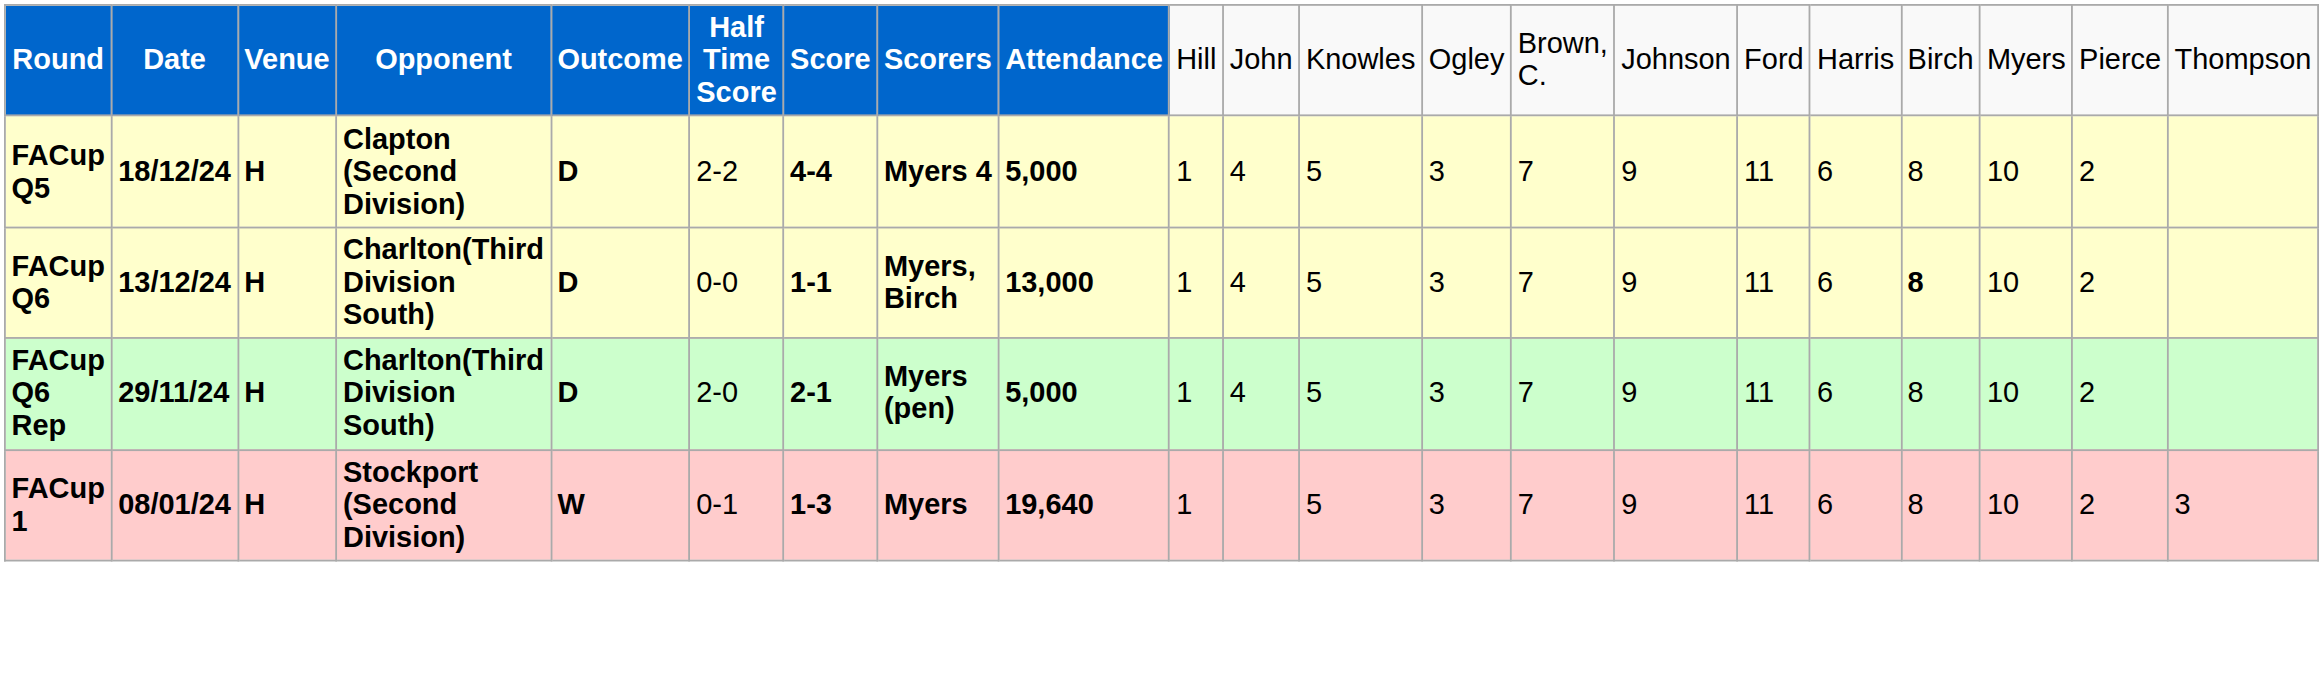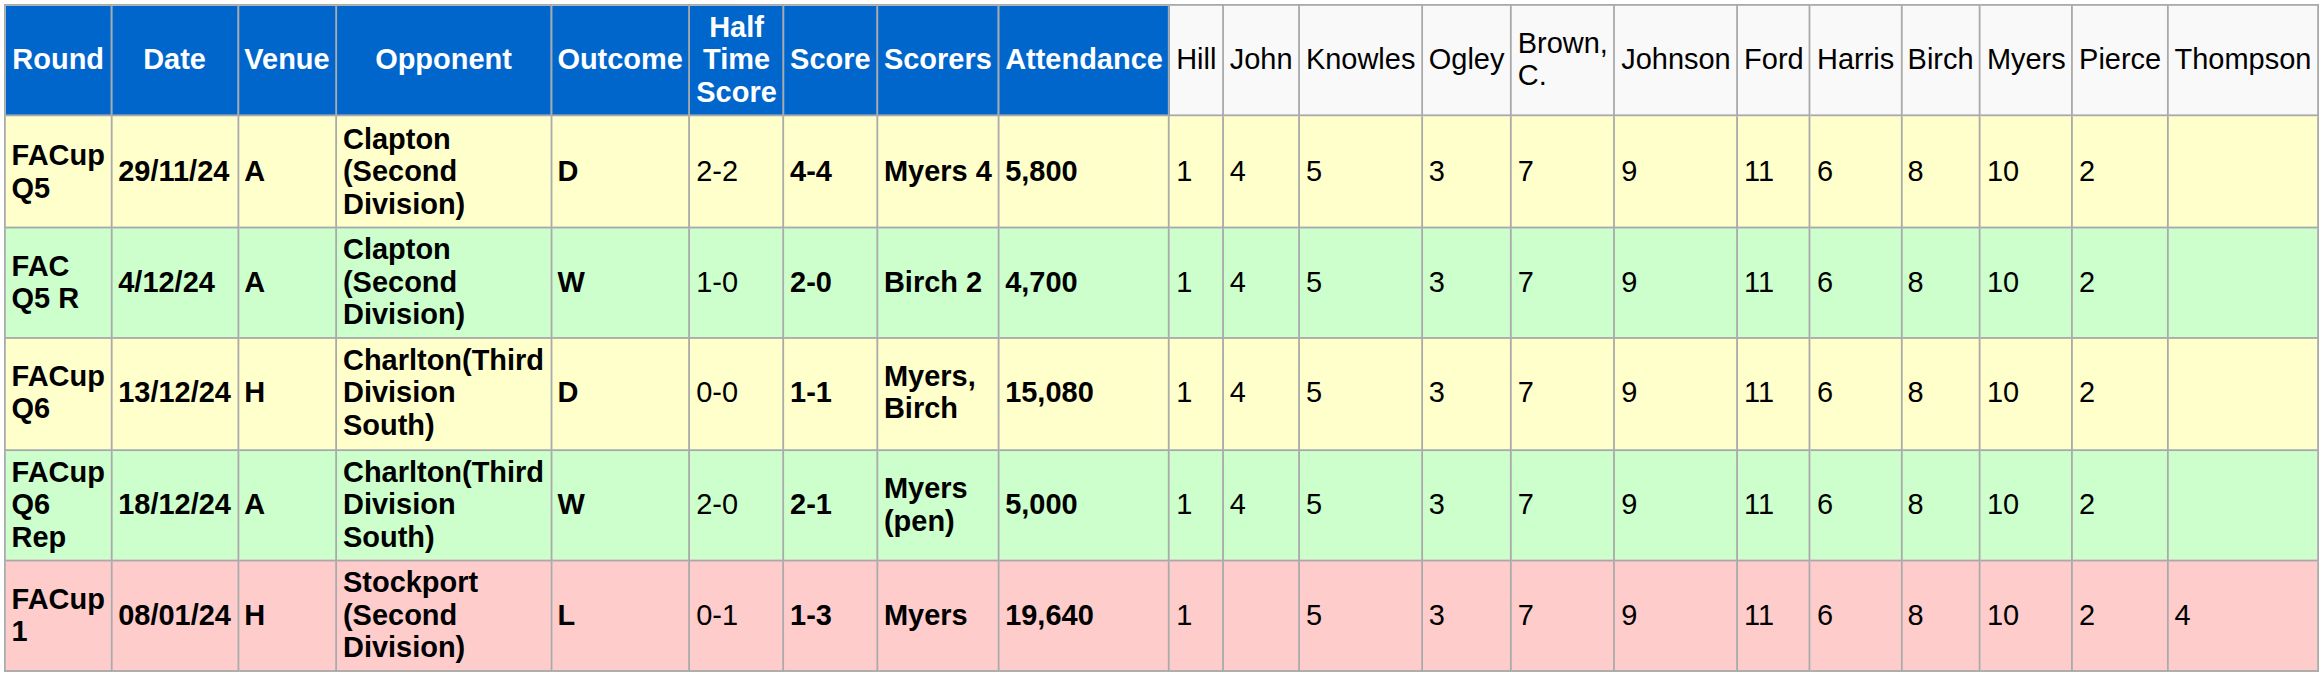(175, 171) 18/12/24 -> (174, 171) 29/11/24
(255, 171) H -> (255, 171) A
(1041, 171) 5,000 -> (1041, 171) 5,800
+ row: (45, 282)
(1049, 282) 13,000 -> (1049, 393) 15,080
(1916, 282) bold -> (1916, 393) normal
(174, 393) 29/11/24 -> (175, 504) 18/12/24
(255, 393) H -> (255, 504) A
(568, 393) D -> (571, 504) W
(571, 504) W -> (566, 615) L
(2183, 504) 3 -> (2183, 615) 4
